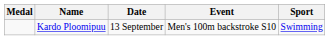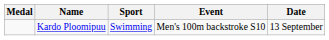columns swapped: (302, 12) <-> (137, 12)
